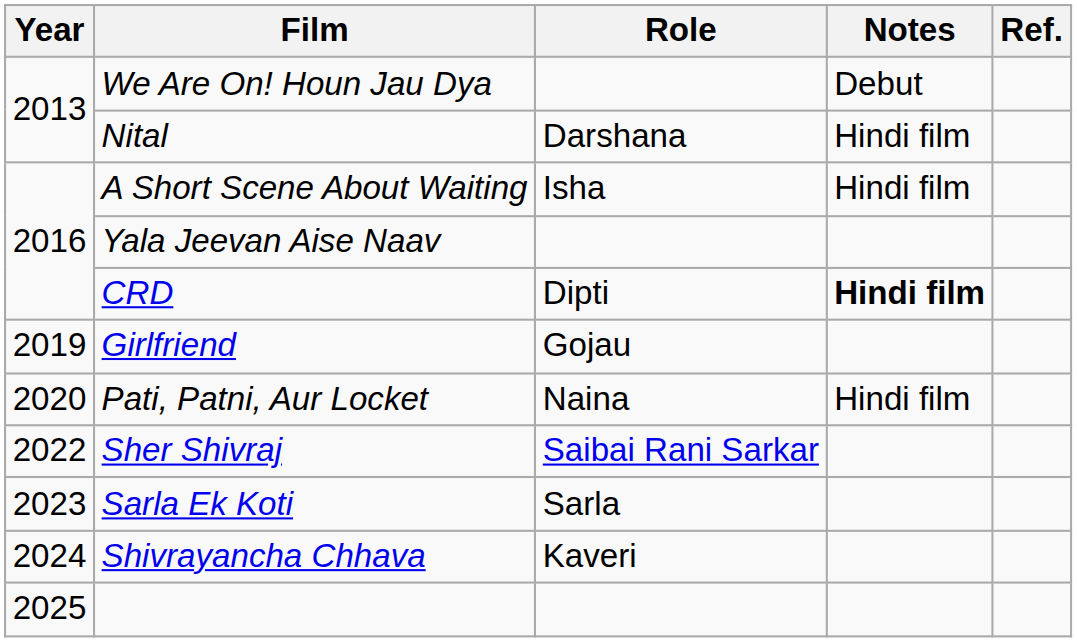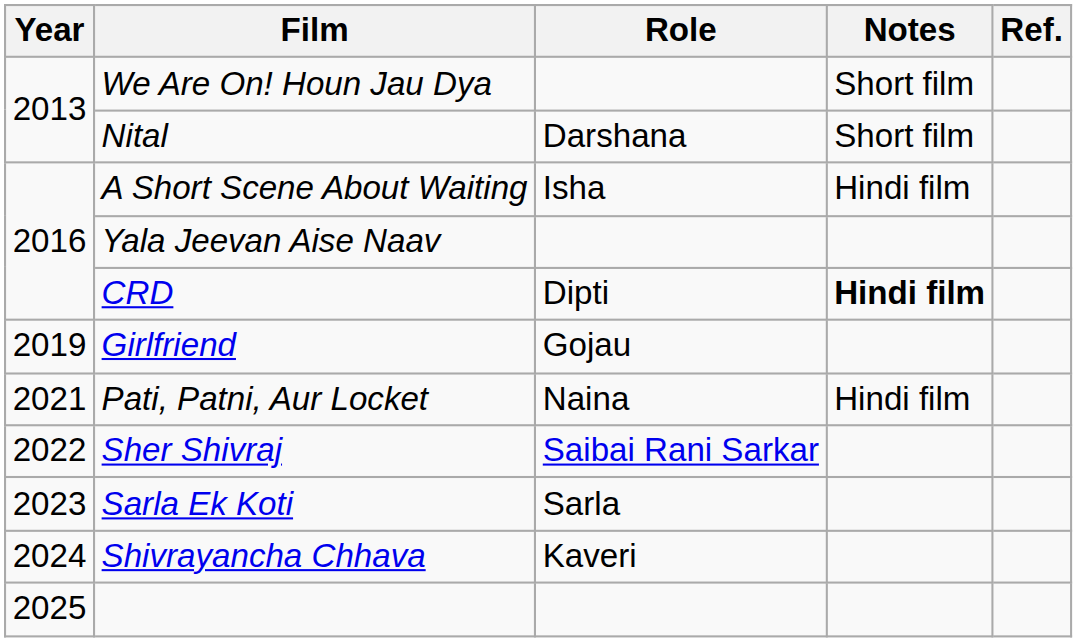(878, 83) Debut -> (904, 83) Short film
(902, 135) Hindi film -> (904, 135) Short film
(50, 398) 2020 -> (50, 398) 2021
